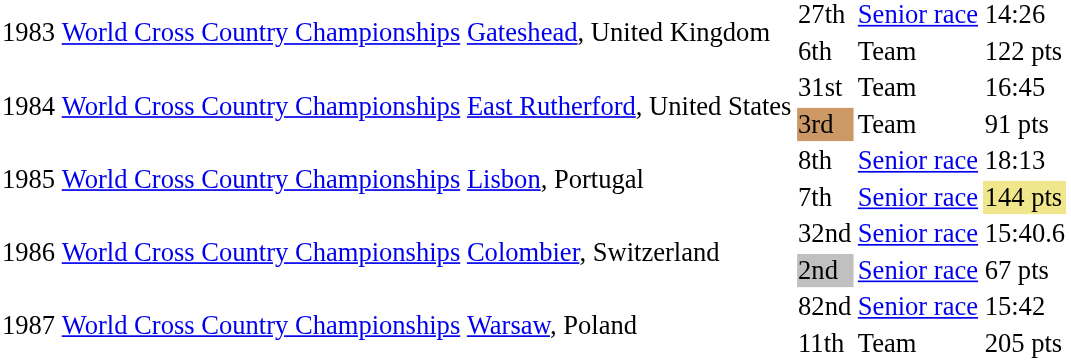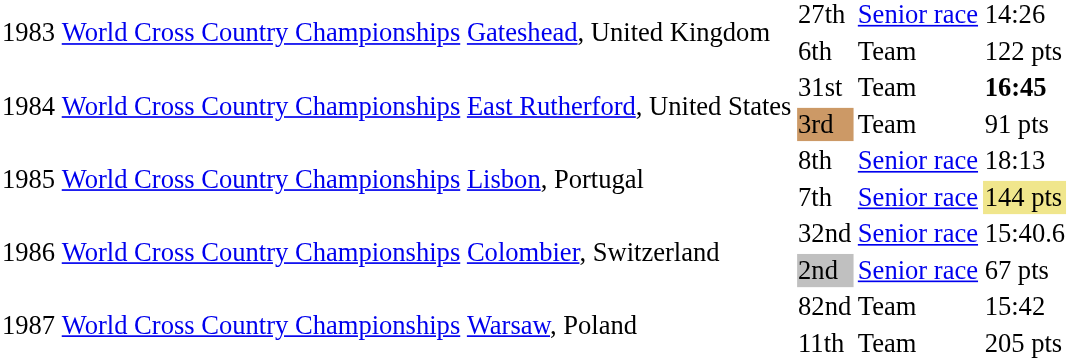(1015, 87) normal -> (1016, 87) bold
(918, 306) Senior race -> (887, 306) Team
